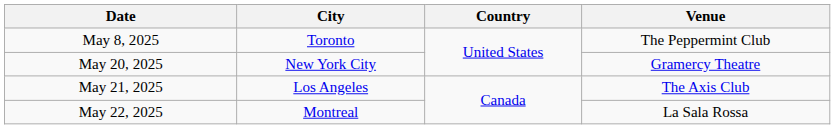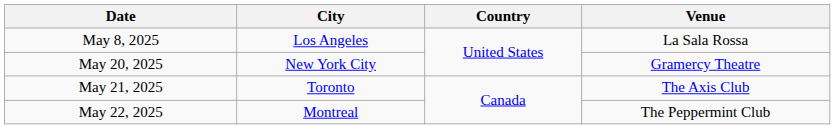(331, 40) Toronto -> (331, 40) Los Angeles
(706, 40) The Peppermint Club -> (706, 40) La Sala Rossa
(331, 87) Los Angeles -> (331, 87) Toronto
(706, 111) La Sala Rossa -> (706, 111) The Peppermint Club
